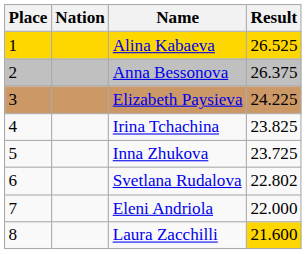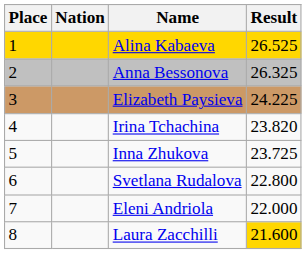(274, 72) 26.375 -> (274, 72) 26.325
(274, 126) 23.825 -> (274, 126) 23.820
(274, 180) 22.802 -> (274, 180) 22.800
